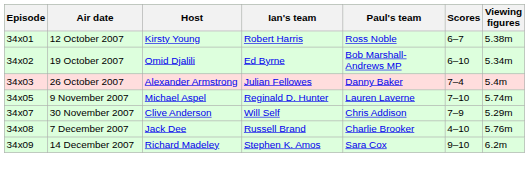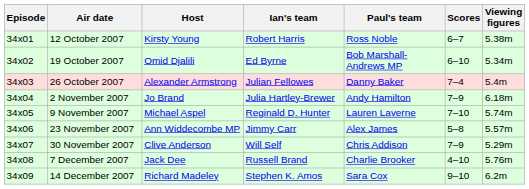+ row: (89, 97)
+ row: (92, 129)
